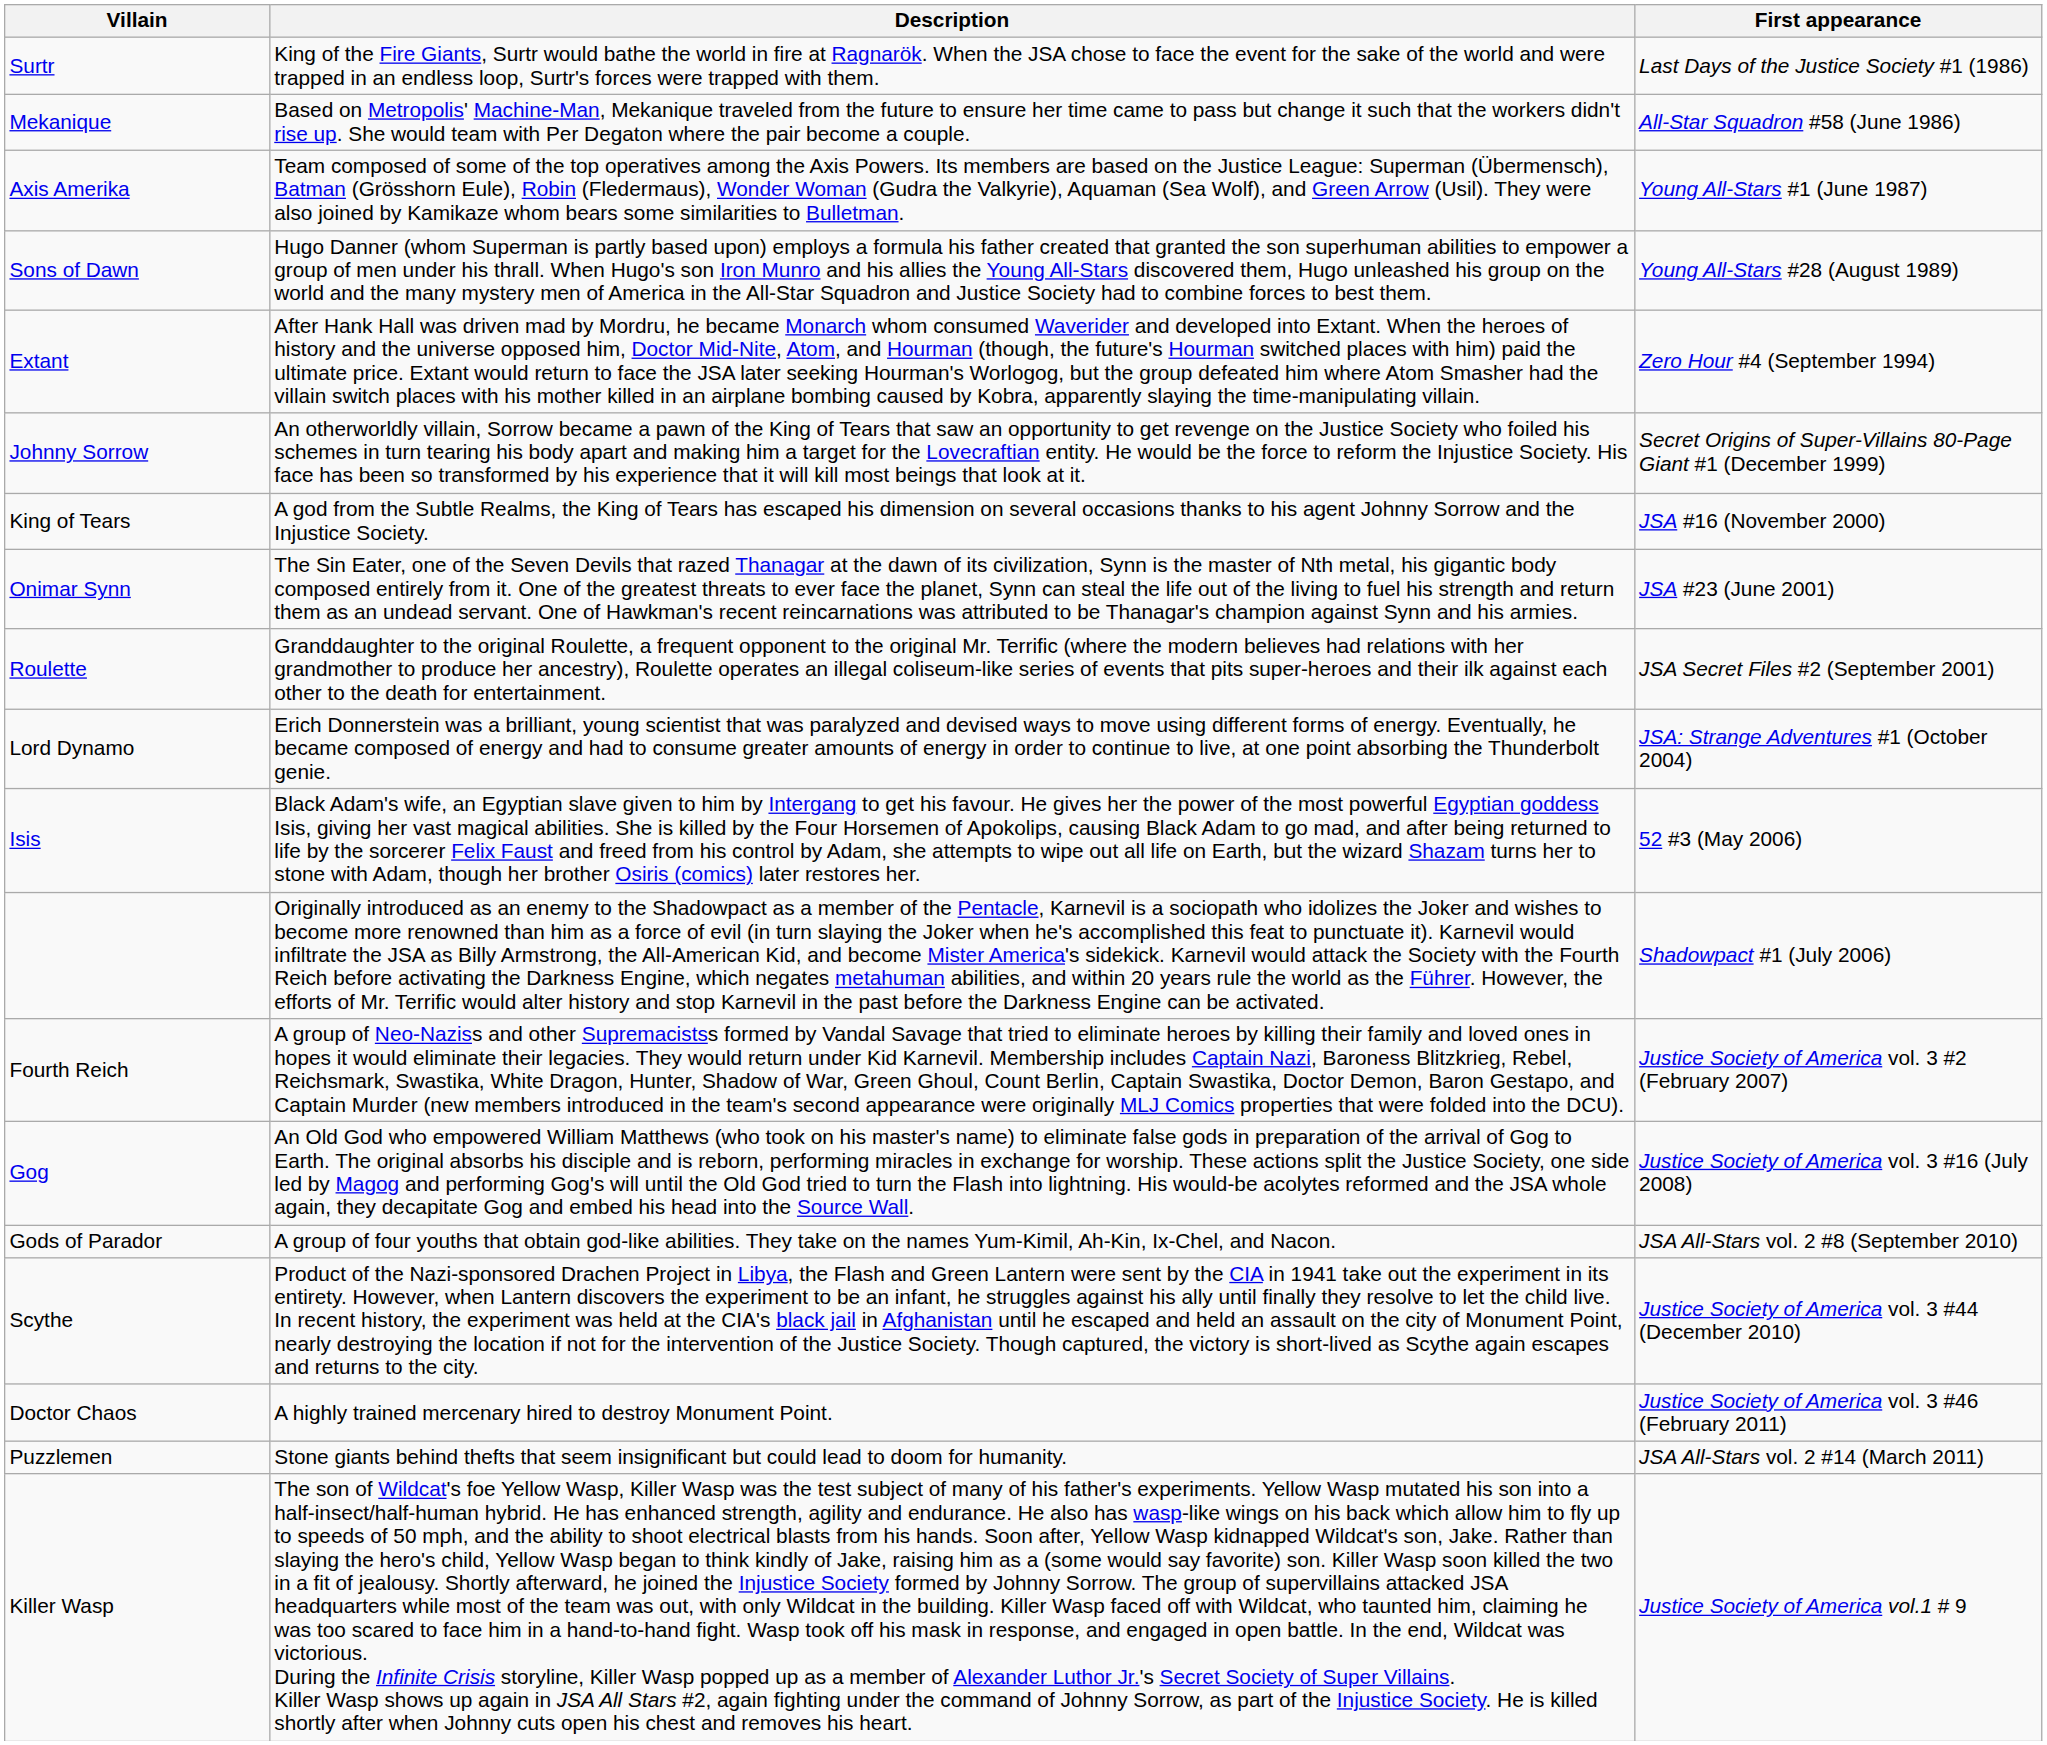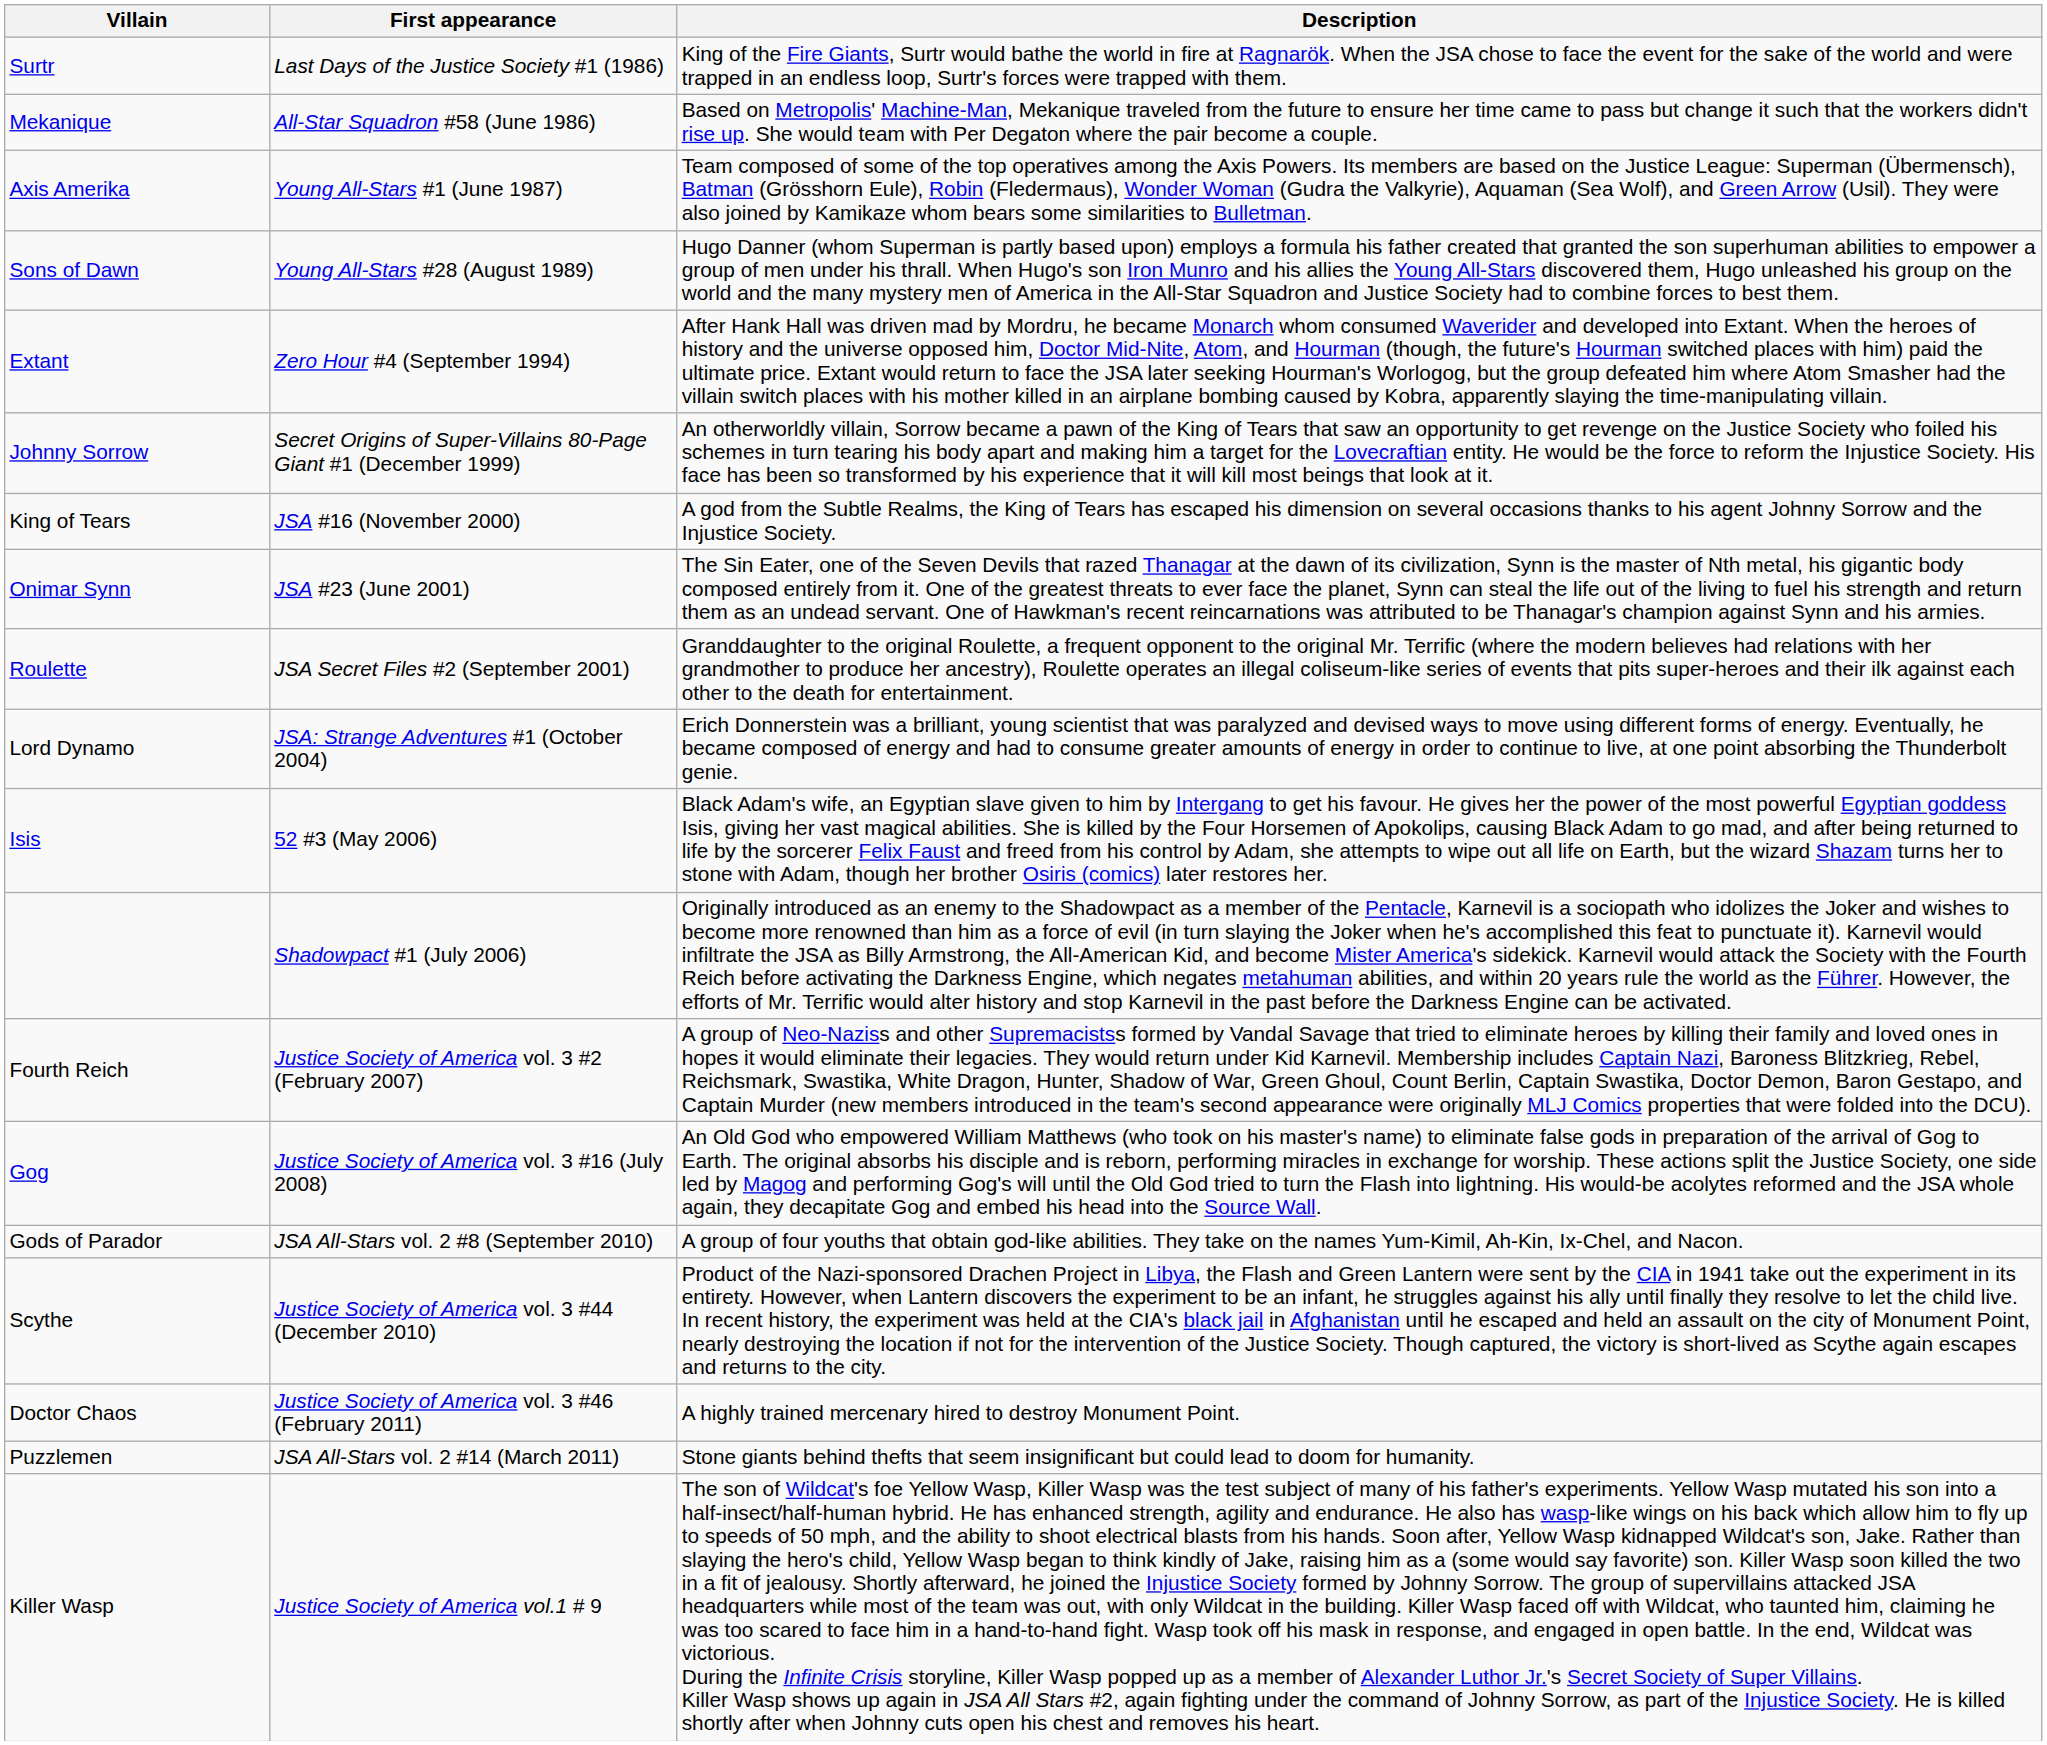columns swapped: (1838, 20) <-> (952, 20)
